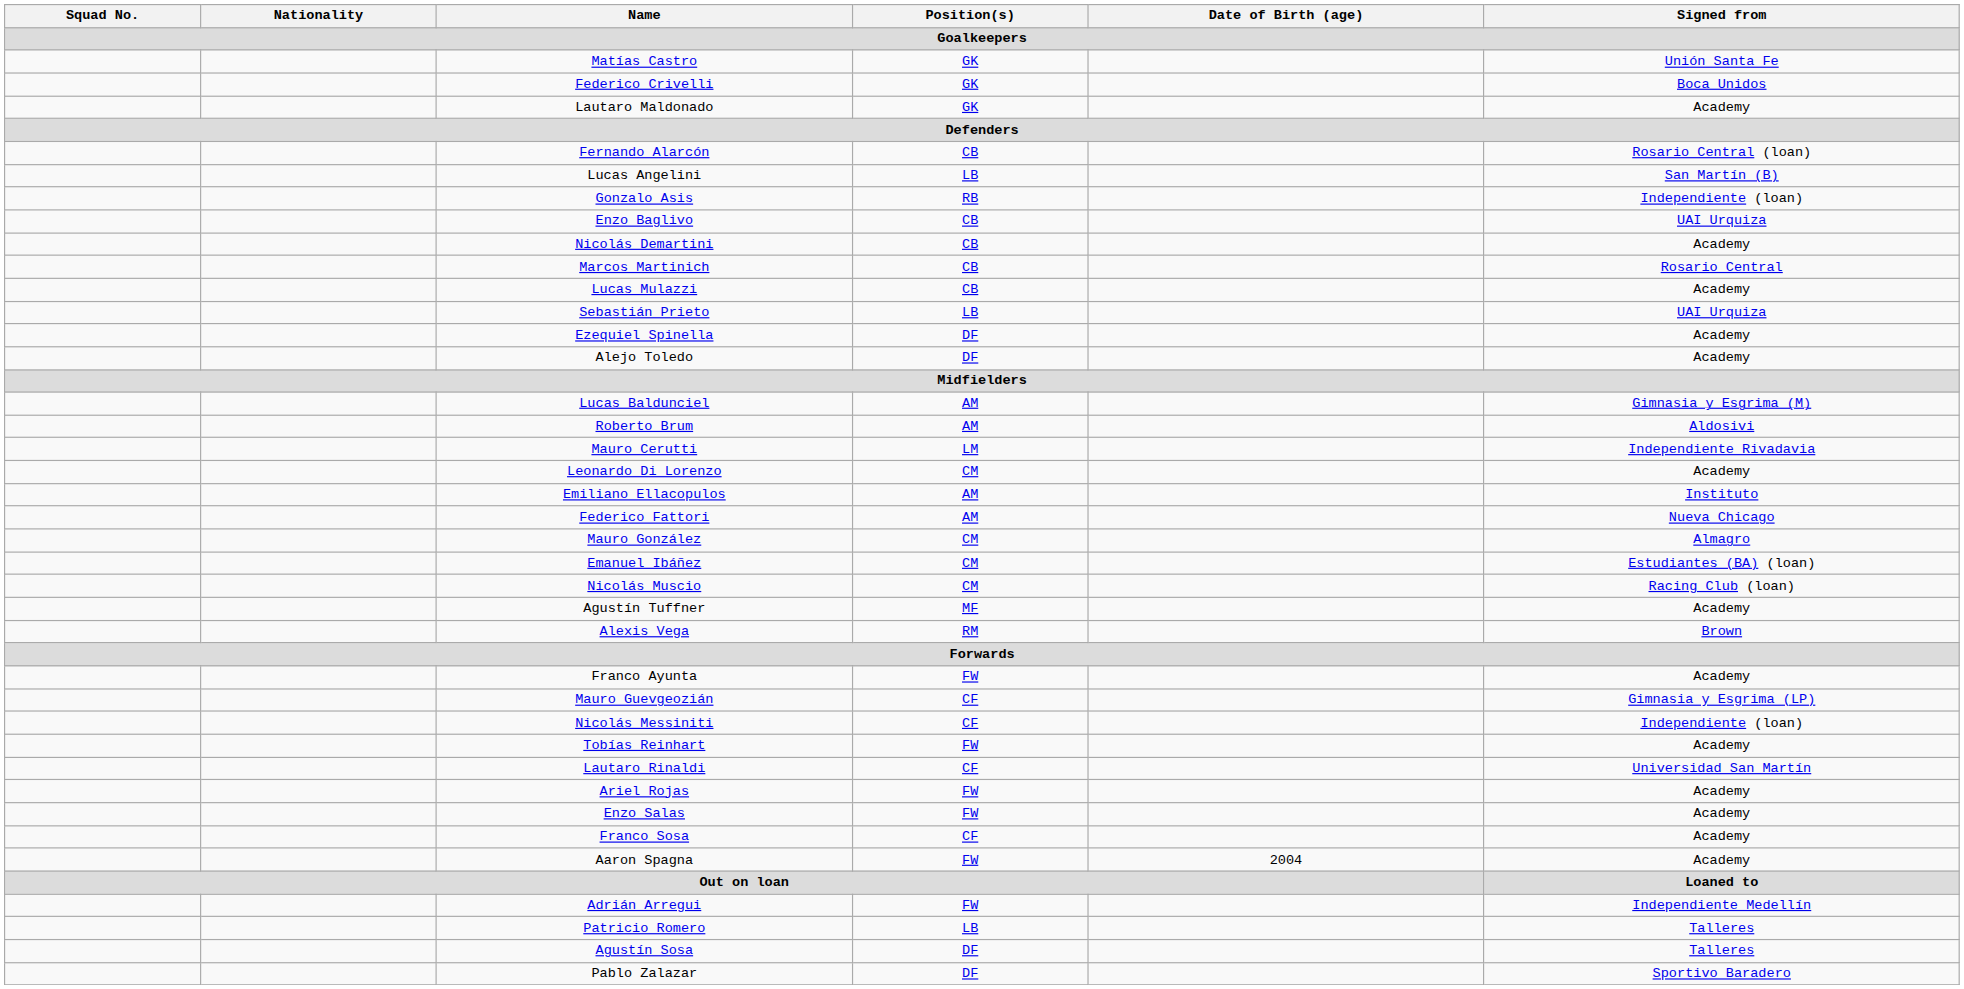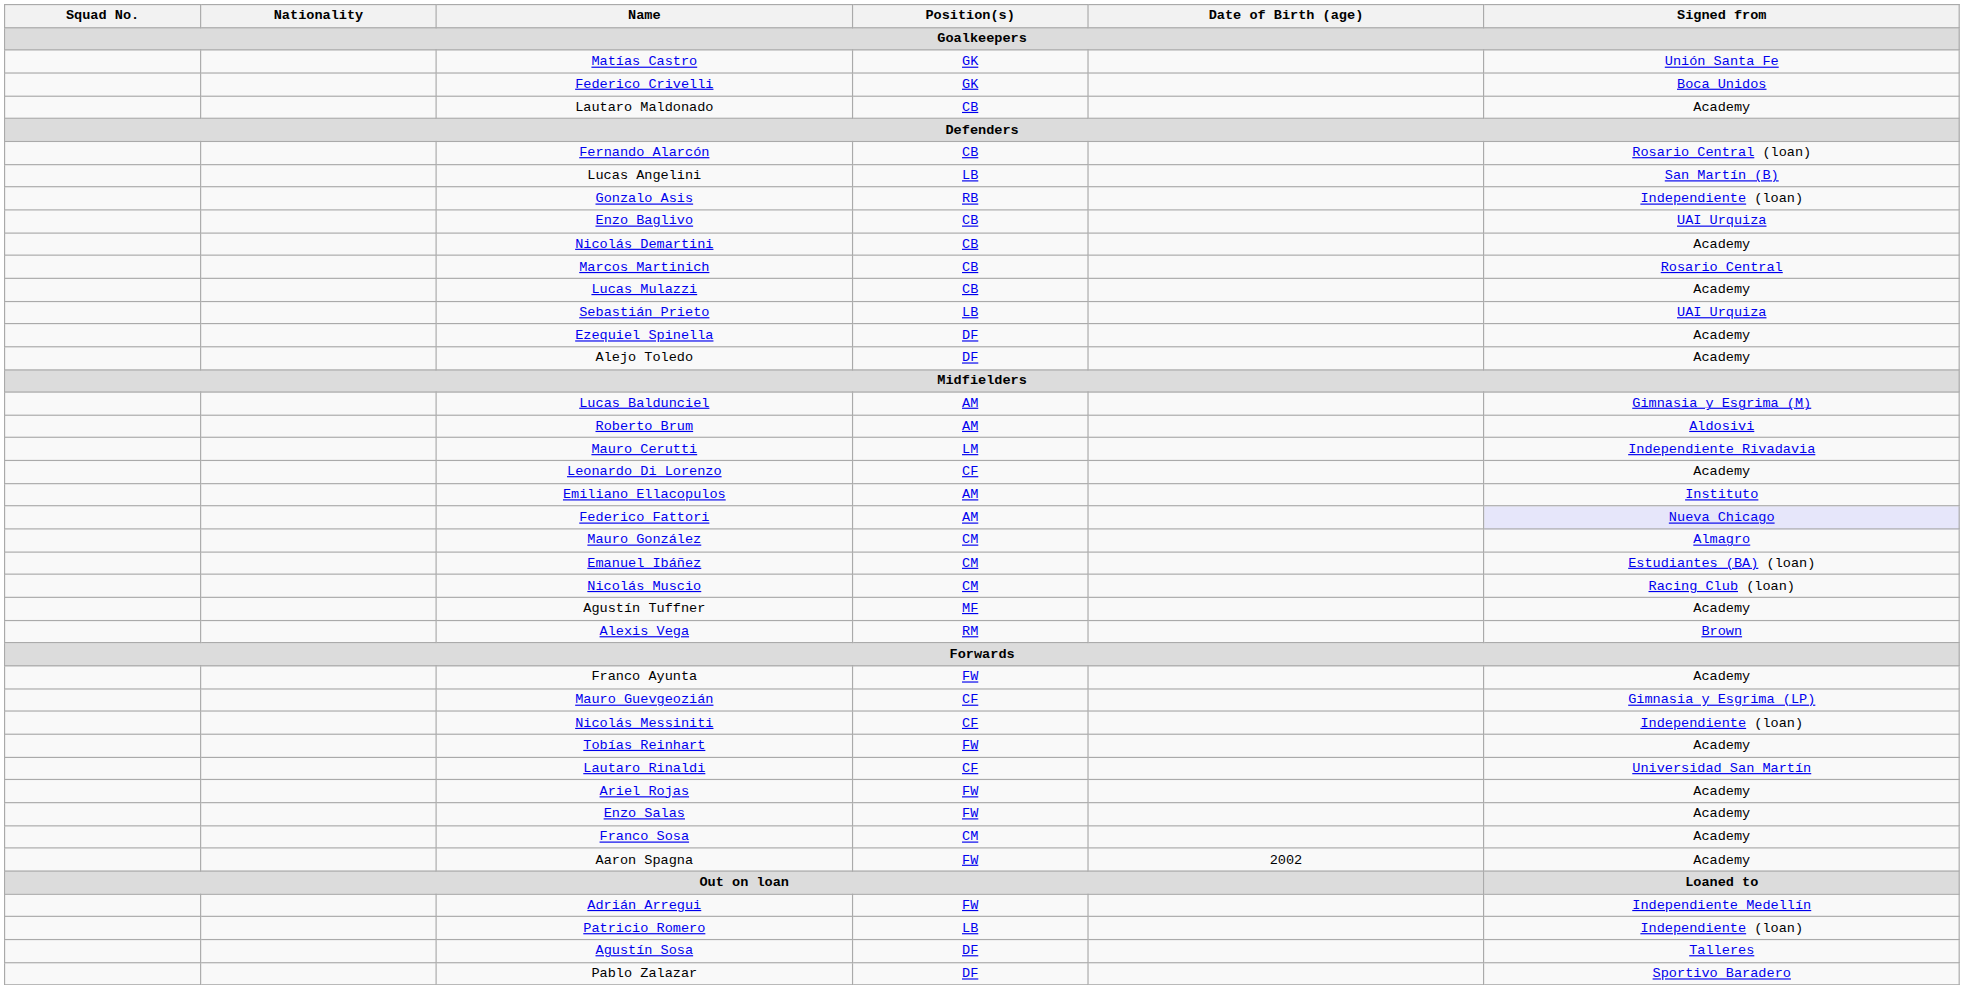(970, 107) GK -> (970, 107) CB
(970, 472) CM -> (970, 472) CF
(1722, 517) no background -> (1722, 517) lavender background
(970, 837) CF -> (970, 837) CM
(1286, 859) 2004 -> (1286, 859) 2002
(1722, 928) Talleres -> (1722, 928) Independiente (loan)
